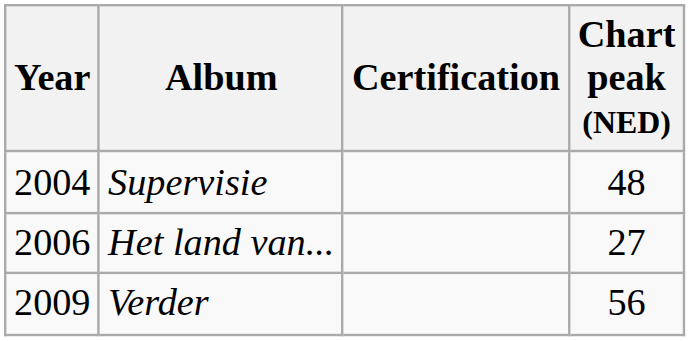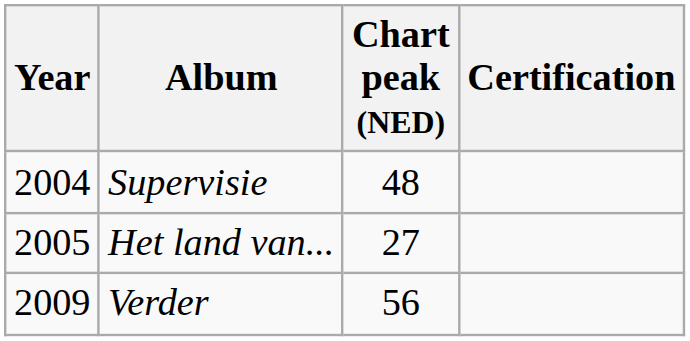columns swapped: (627, 77) <-> (456, 77)
(52, 242) 2006 -> (52, 242) 2005
